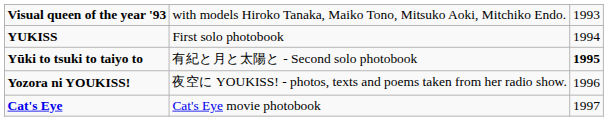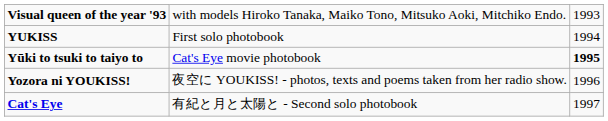(295, 58) 有紀と月と太陽と - Second solo photobook -> (247, 57) Cat's Eye movie photobook
(247, 105) Cat's Eye movie photobook -> (295, 103) 有紀と月と太陽と - Second solo photobook
